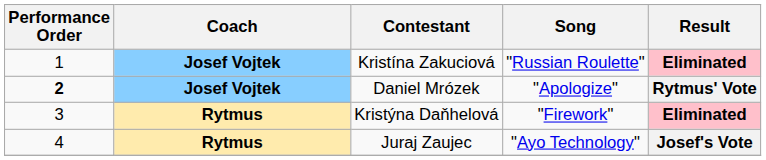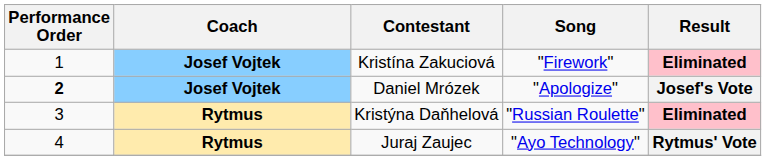(575, 62) "Russian Roulette" -> (575, 62) "Firework"
(705, 89) Rytmus' Vote -> (705, 89) Josef's Vote
(575, 115) "Firework" -> (575, 115) "Russian Roulette"
(705, 141) Josef's Vote -> (705, 141) Rytmus' Vote
